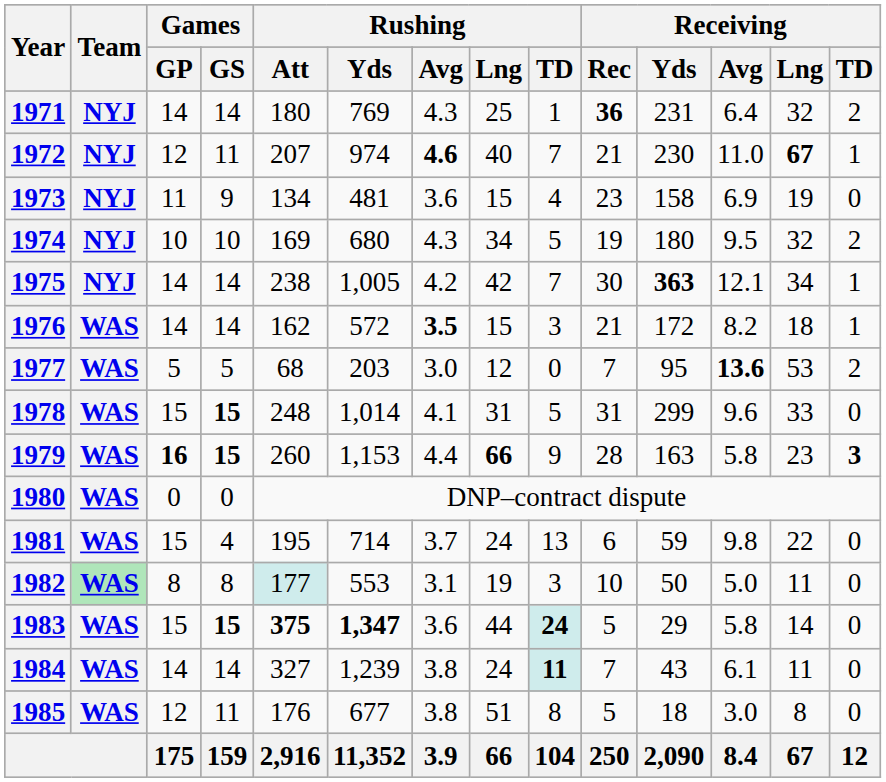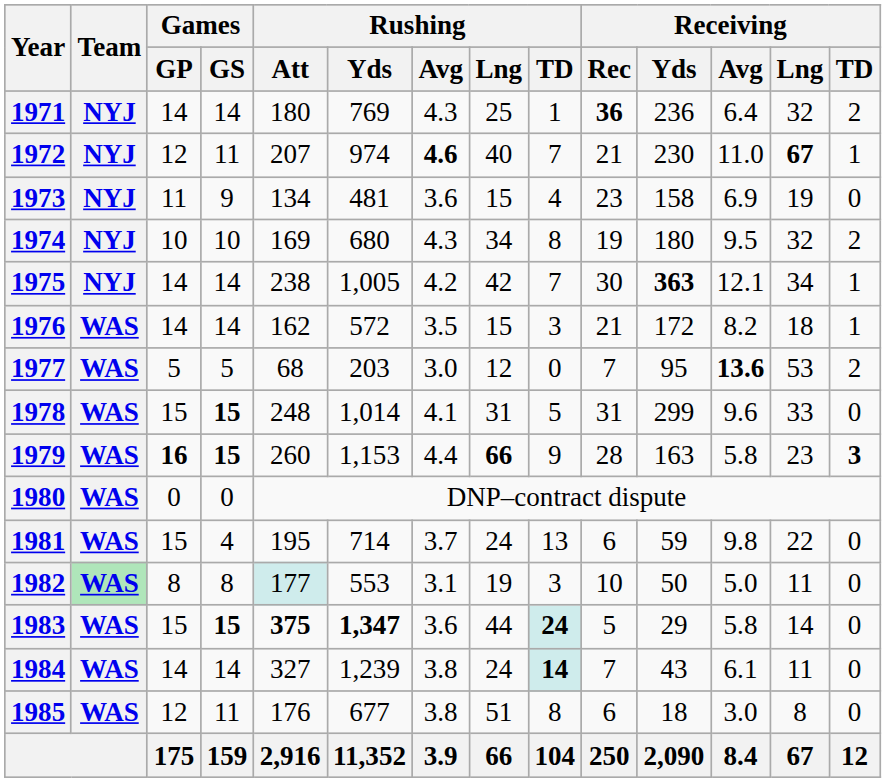(674, 111) 231 -> (674, 111) 236
(555, 240) 5 -> (555, 240) 8
(441, 326) bold -> (441, 326) normal
(555, 669) 11 -> (555, 669) 14
(609, 712) 5 -> (609, 712) 6
